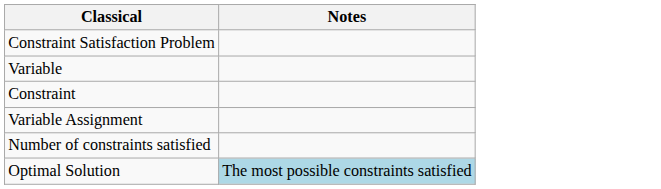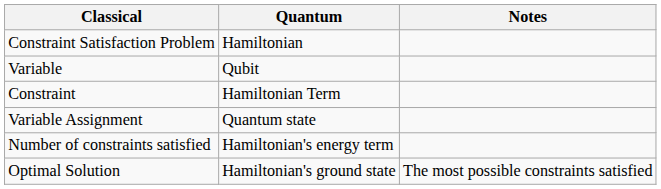+ column: (309, 17)
(347, 171) lightblue background -> (528, 171) no background
